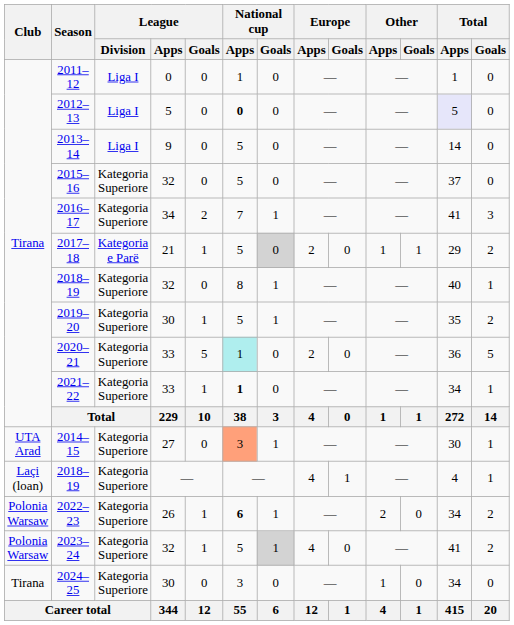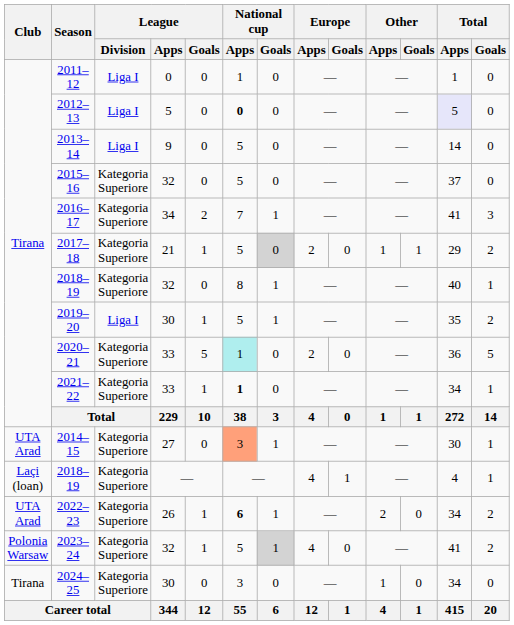(123, 250) Kategoria e Parë -> (123, 250) Kategoria Superiore
(123, 319) Kategoria Superiore -> (123, 319) Liga I
(28, 513) Polonia Warsaw -> (28, 513) UTA Arad
